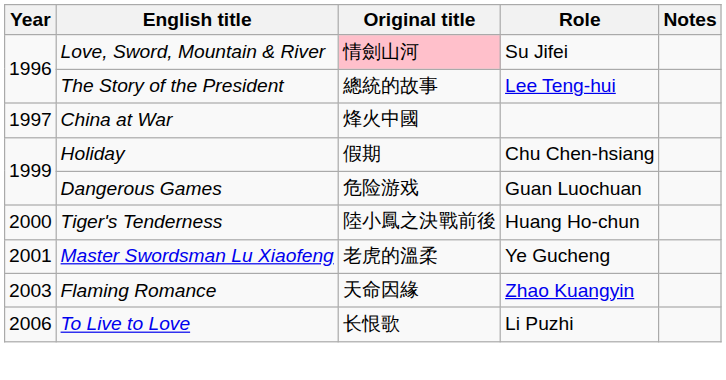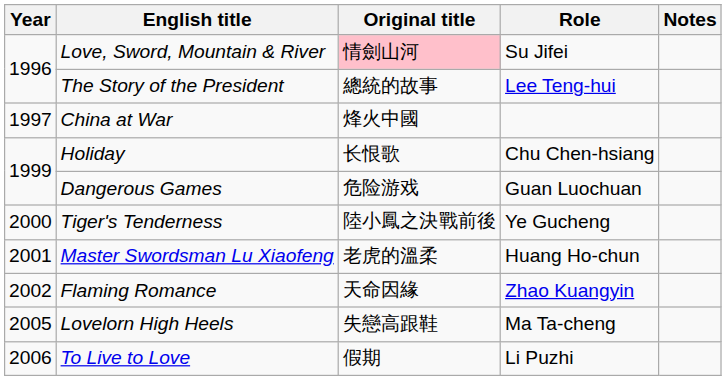(362, 153) 假期 -> (371, 153) 长恨歌
(572, 222) Huang Ho-chun -> (558, 222) Ye Gucheng
(558, 256) Ye Gucheng -> (572, 256) Huang Ho-chun
(30, 290) 2003 -> (30, 290) 2002
+ row: (147, 324)
(371, 323) 长恨歌 -> (362, 357) 假期
